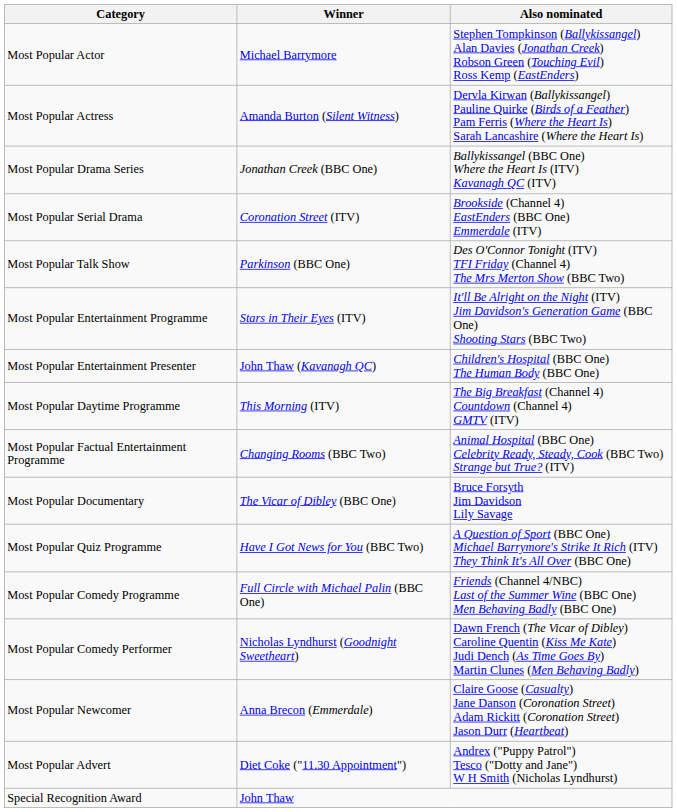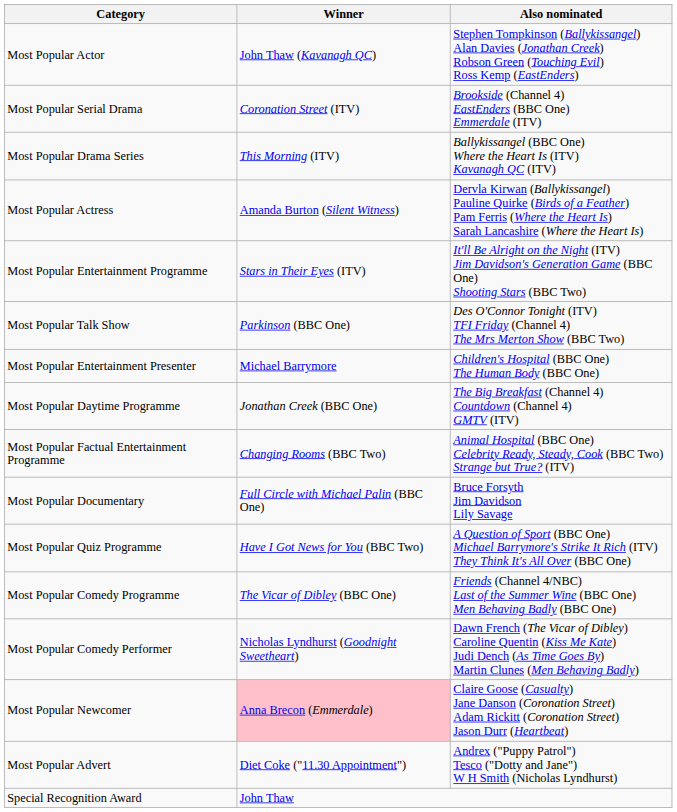(288, 54) Michael Barrymore -> (308, 54) John Thaw (Kavanagh QC)
rows swapped: (60, 115) <-> (75, 217)
(308, 169) Jonathan Creek (BBC One) -> (289, 156) This Morning (ITV)
rows swapped: (107, 318) <-> (68, 264)
(308, 365) John Thaw (Kavanagh QC) -> (288, 365) Michael Barrymore
(289, 406) This Morning (ITV) -> (308, 406) Jonathan Creek (BBC One)
(318, 500) The Vicar of Dibley (BBC One) -> (331, 500) Full Circle with Michael Palin (BBC One)
(331, 595) Full Circle with Michael Palin (BBC One) -> (318, 595) The Vicar of Dibley (BBC One)
(306, 710) no background -> (306, 710) pink background
